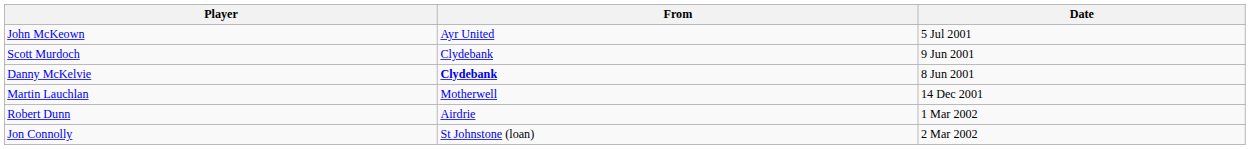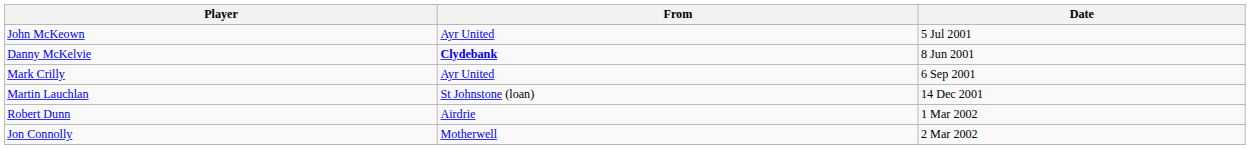- row: (44, 54)
+ row: (36, 74)
(469, 94) Motherwell -> (487, 94) St Johnstone (loan)
(487, 135) St Johnstone (loan) -> (469, 135) Motherwell
